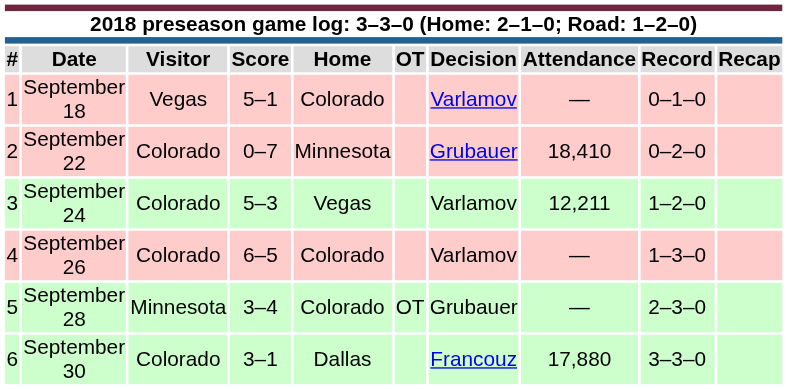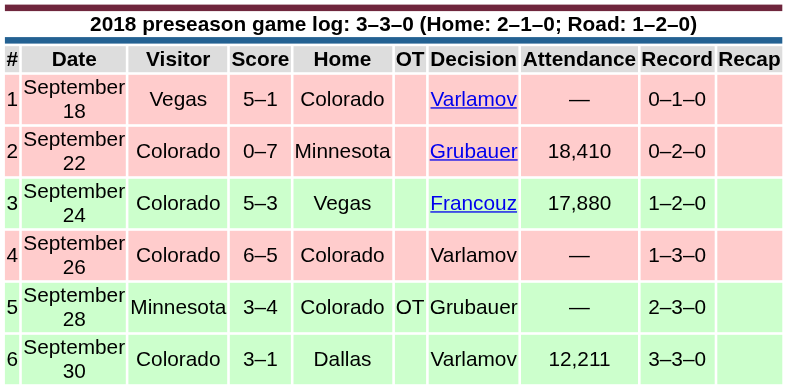(474, 203) Varlamov -> (474, 203) Francouz
(579, 203) 12,211 -> (579, 203) 17,880
(474, 359) Francouz -> (474, 359) Varlamov
(579, 359) 17,880 -> (579, 359) 12,211
